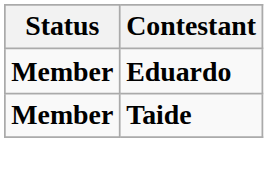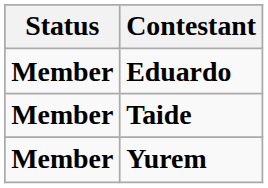+ row: (166, 159)
